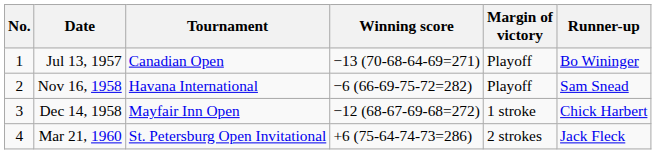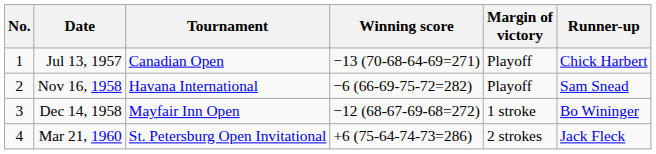(599, 60) Bo Wininger -> (604, 60) Chick Harbert
(604, 111) Chick Harbert -> (599, 111) Bo Wininger
